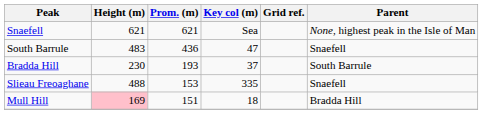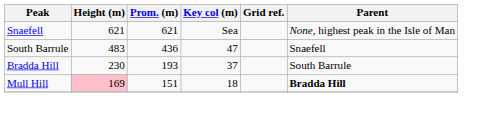- row: (48, 83)
(336, 100) normal -> (318, 83) bold
